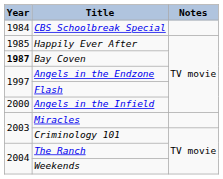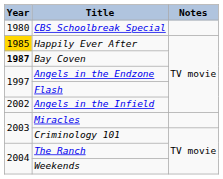(18, 28) 1984 -> (18, 28) 1980
(18, 43) no background -> (18, 43) gold background
(18, 105) 2000 -> (18, 105) 2002
